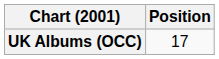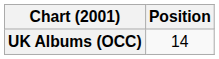(180, 41) 17 -> (180, 41) 14
